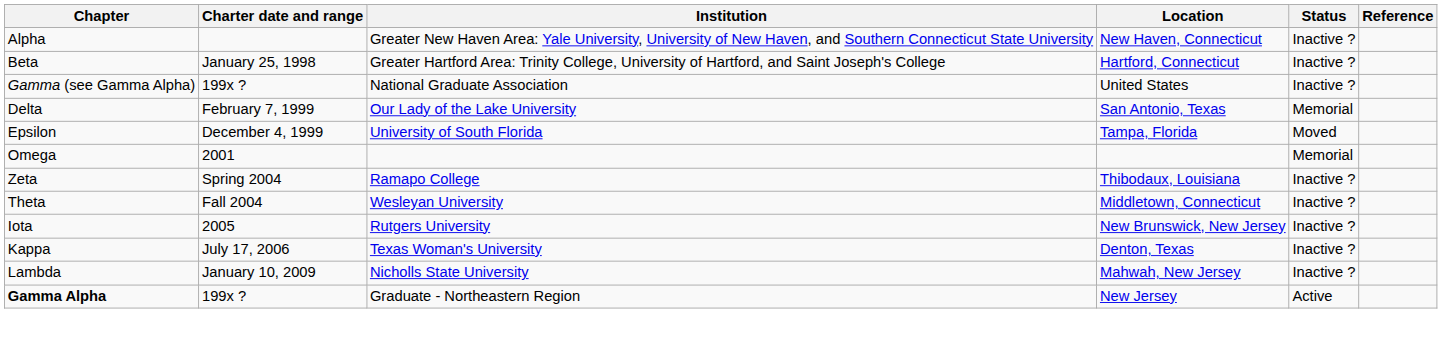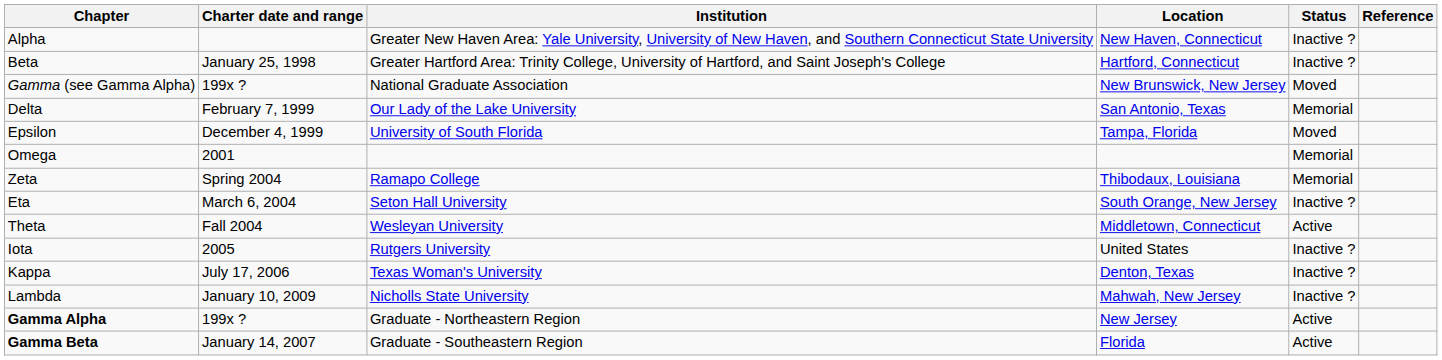(1144, 86) United States -> (1193, 86) New Brunswick, New Jersey
(1324, 86) Inactive ? -> (1315, 86) Moved
(1324, 179) Inactive ? -> (1323, 179) Memorial
+ row: (19, 202)
(1324, 202) Inactive ? -> (1312, 226) Active
(1193, 226) New Brunswick, New Jersey -> (1144, 249) United States
+ row: (53, 343)
